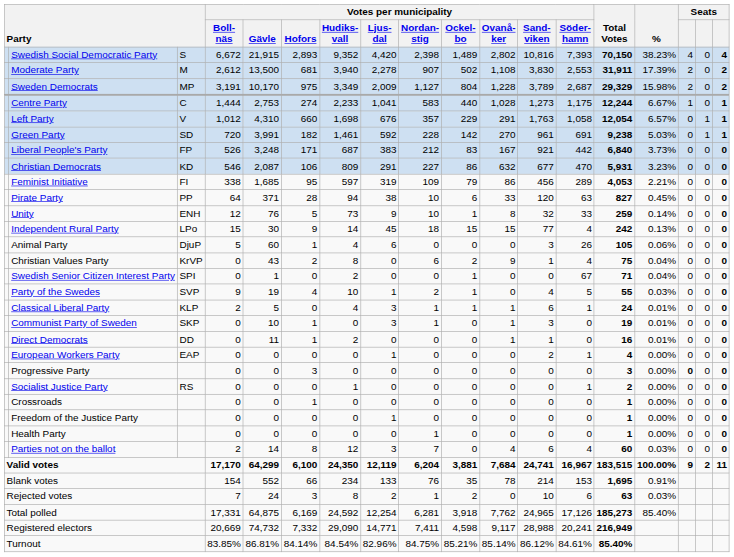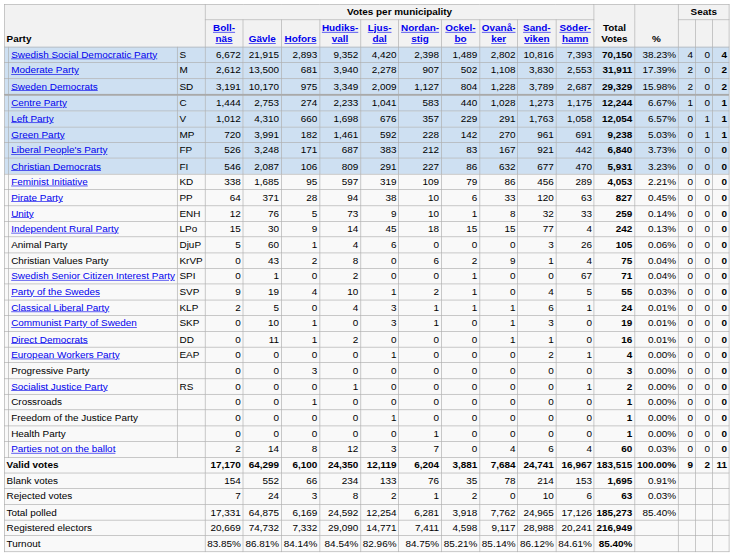(187, 86) MP -> (186, 86) SD
(186, 134) SD -> (187, 134) MP
(186, 166) KD -> (184, 166) FI
(184, 182) FI -> (186, 182) KD
(690, 370) bold -> (690, 370) normal
